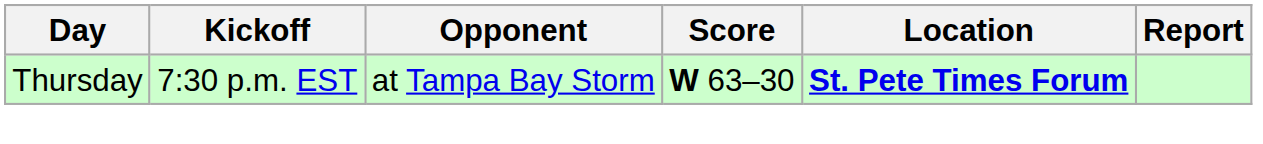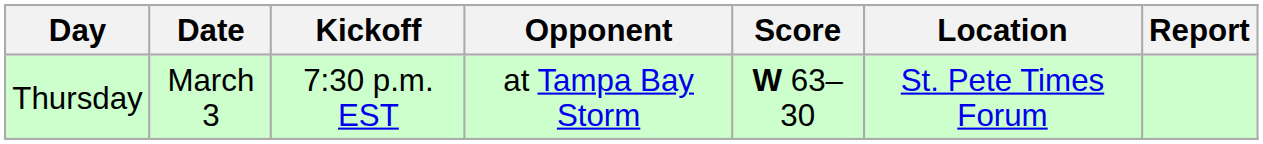+ column: (211, 30)
(969, 80) bold -> (1002, 97) normal
